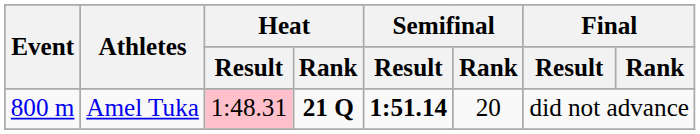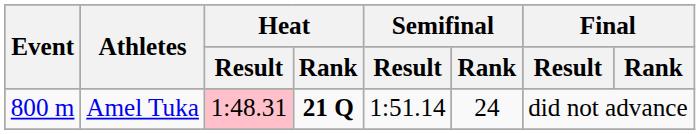(408, 108) bold -> (408, 108) normal
(488, 108) 20 -> (487, 108) 24
